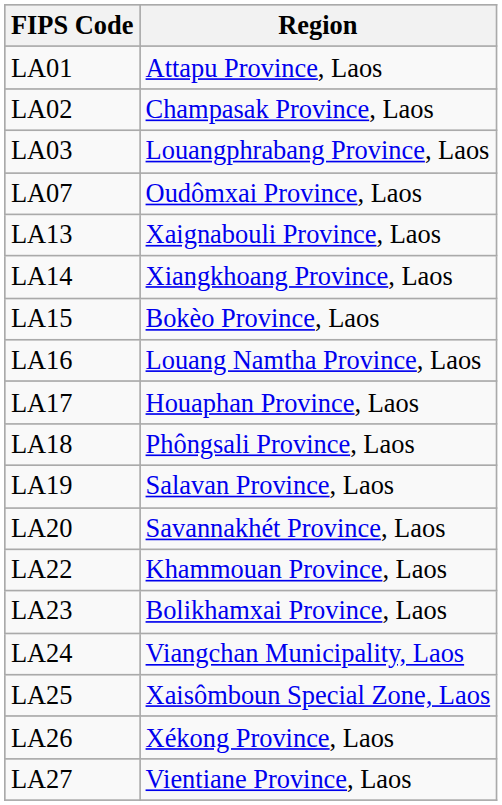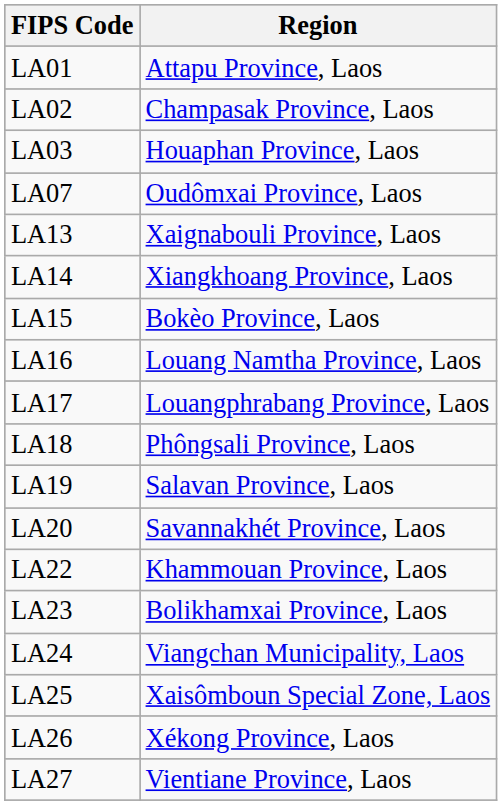(317, 151) Louangphrabang Province, Laos -> (282, 151) Houaphan Province, Laos
(282, 402) Houaphan Province, Laos -> (317, 402) Louangphrabang Province, Laos
